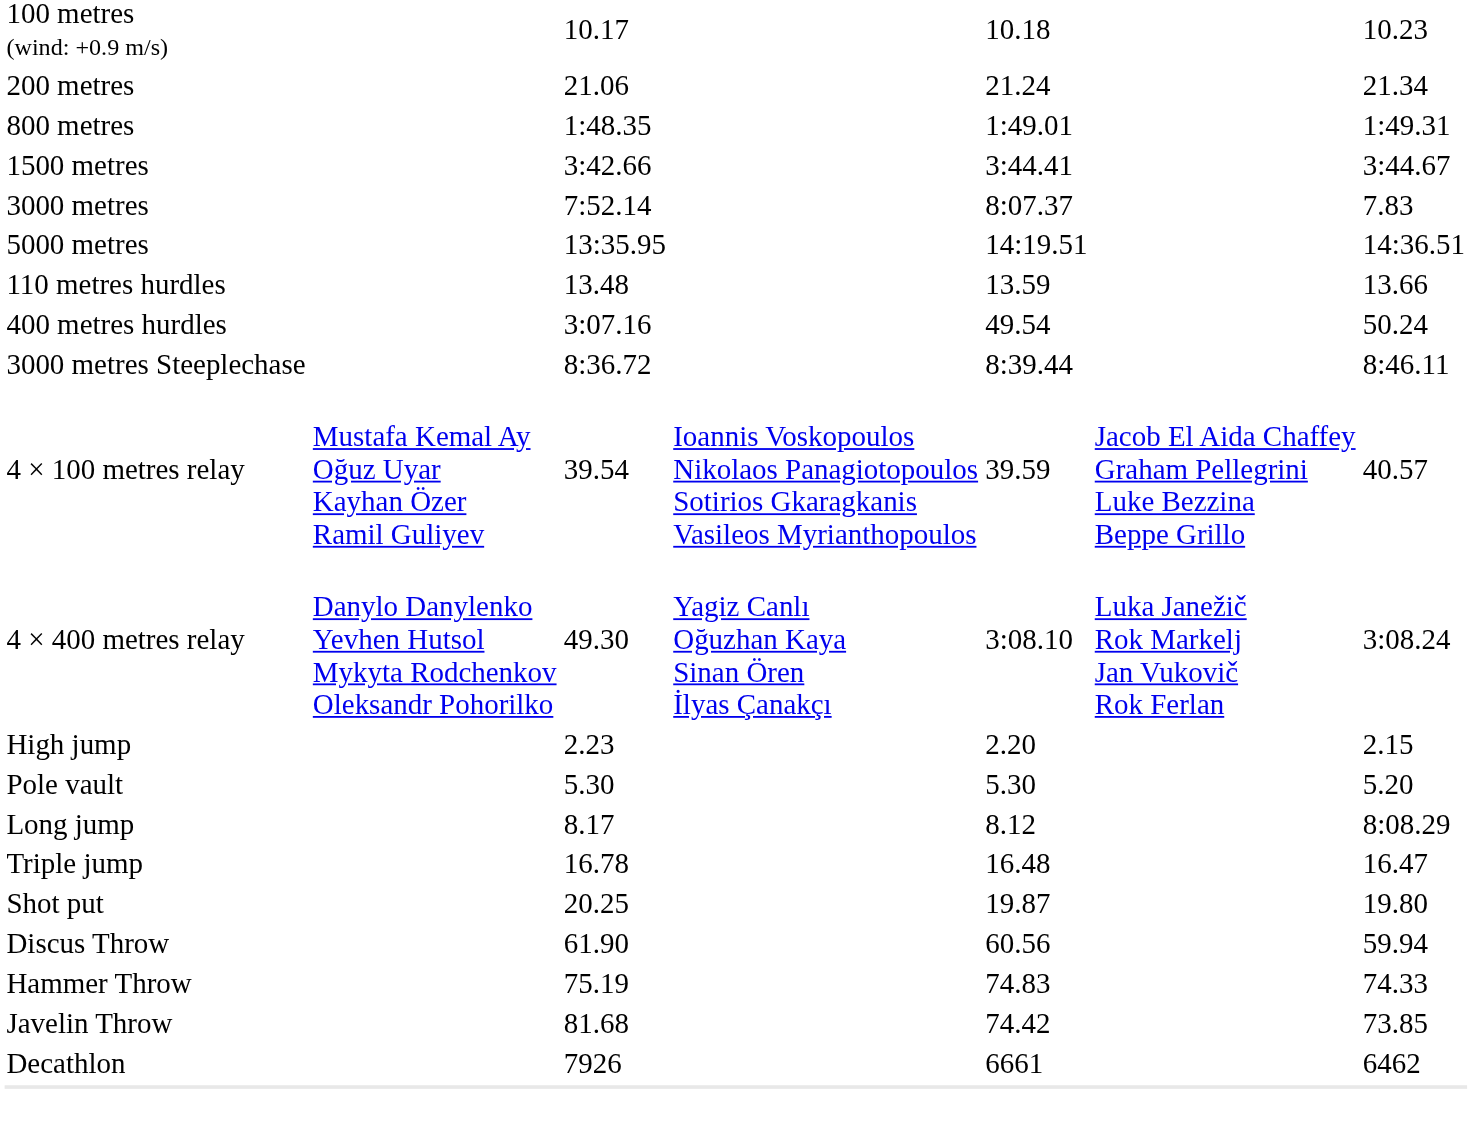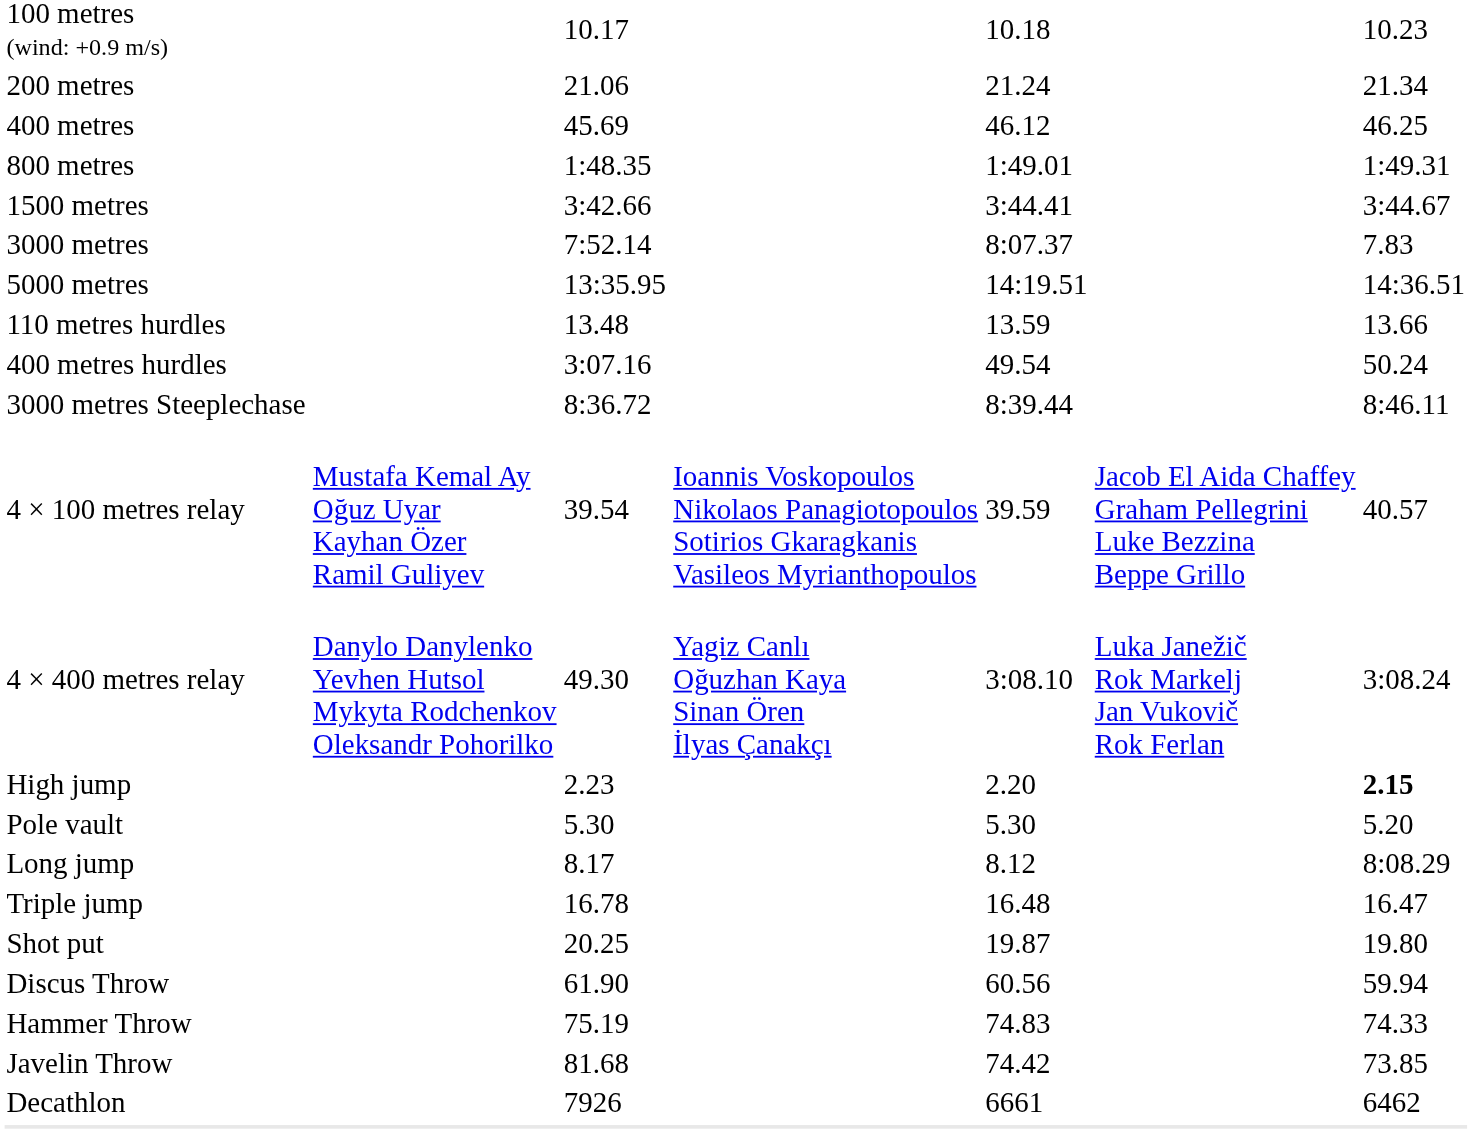+ row: (70, 125)
(1388, 744) normal -> (1388, 784) bold
